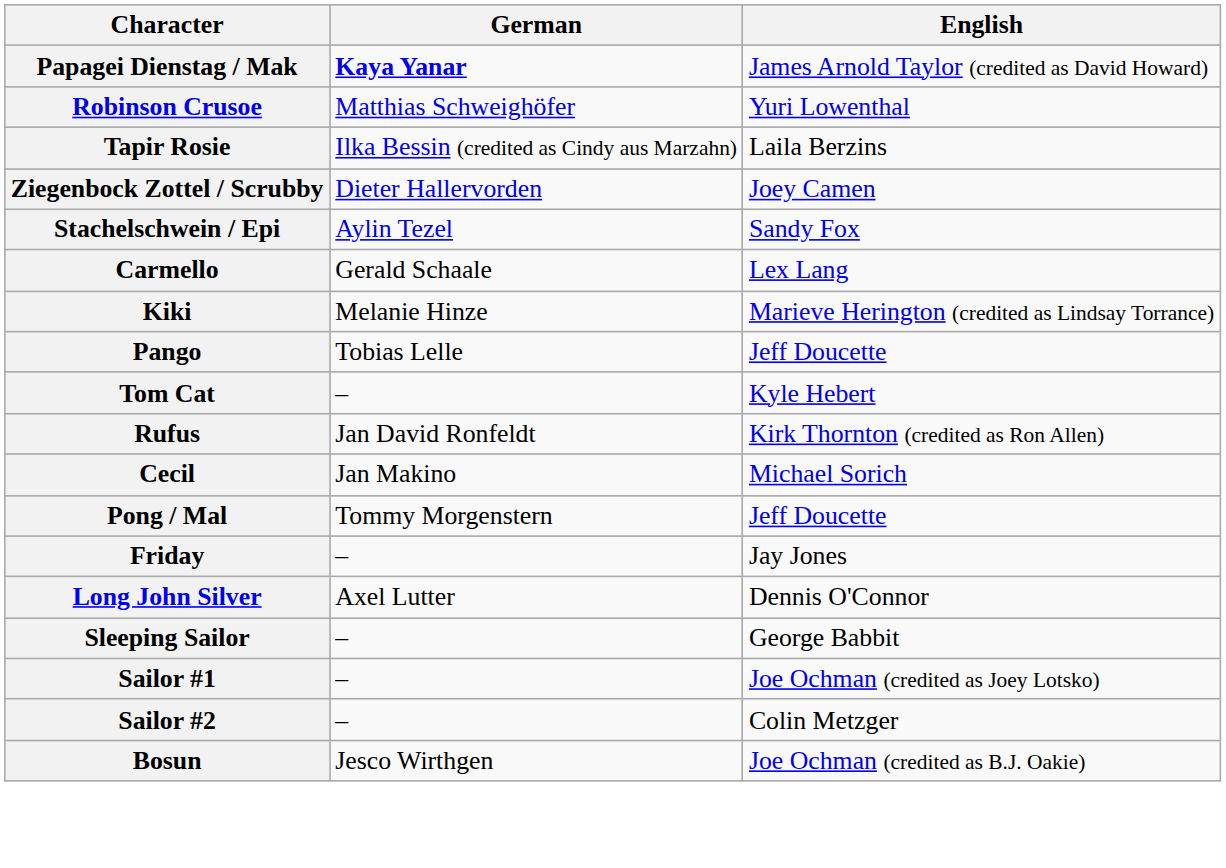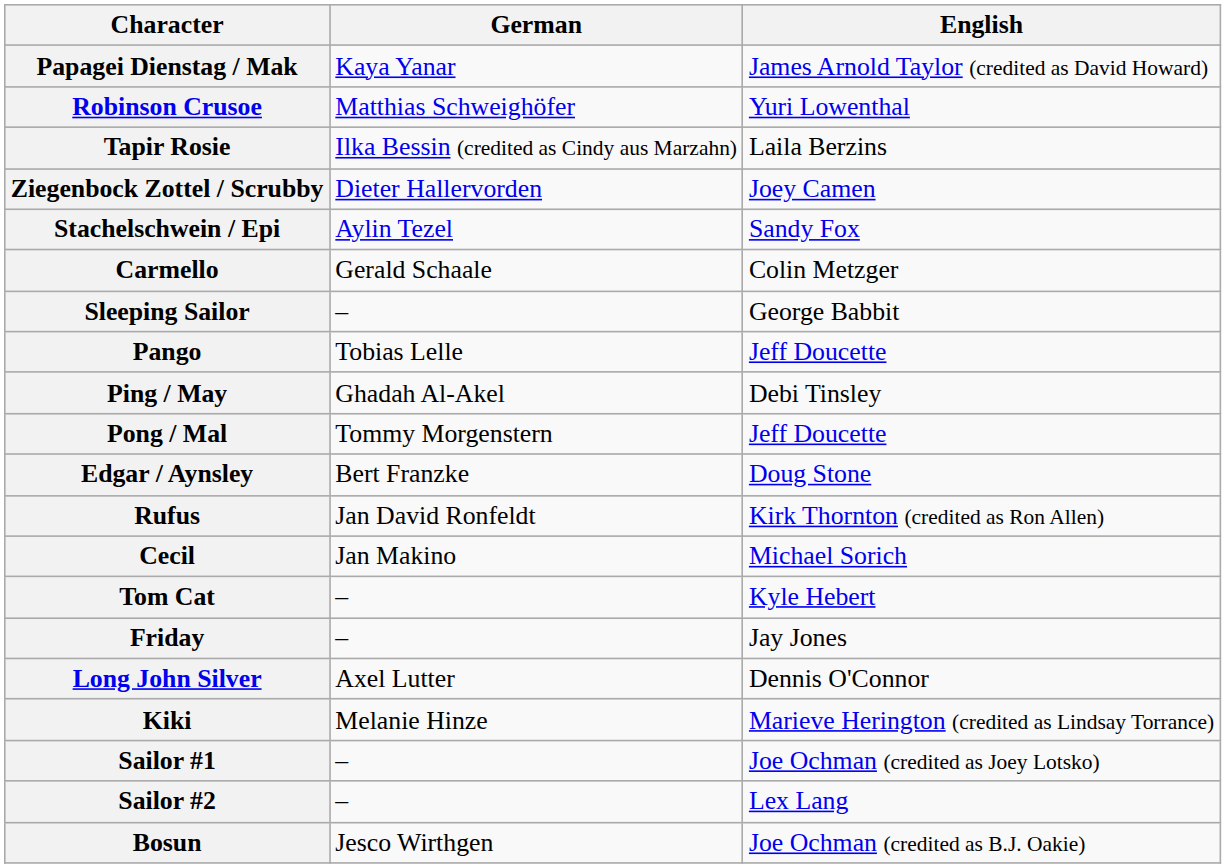(401, 65) bold -> (395, 65) normal
(799, 270) Lex Lang -> (824, 270) Colin Metzger
rows swapped: (167, 310) <-> (167, 637)
+ row: (167, 392)
rows swapped: (167, 515) <-> (167, 392)
+ row: (167, 474)
(824, 719) Colin Metzger -> (799, 801) Lex Lang
